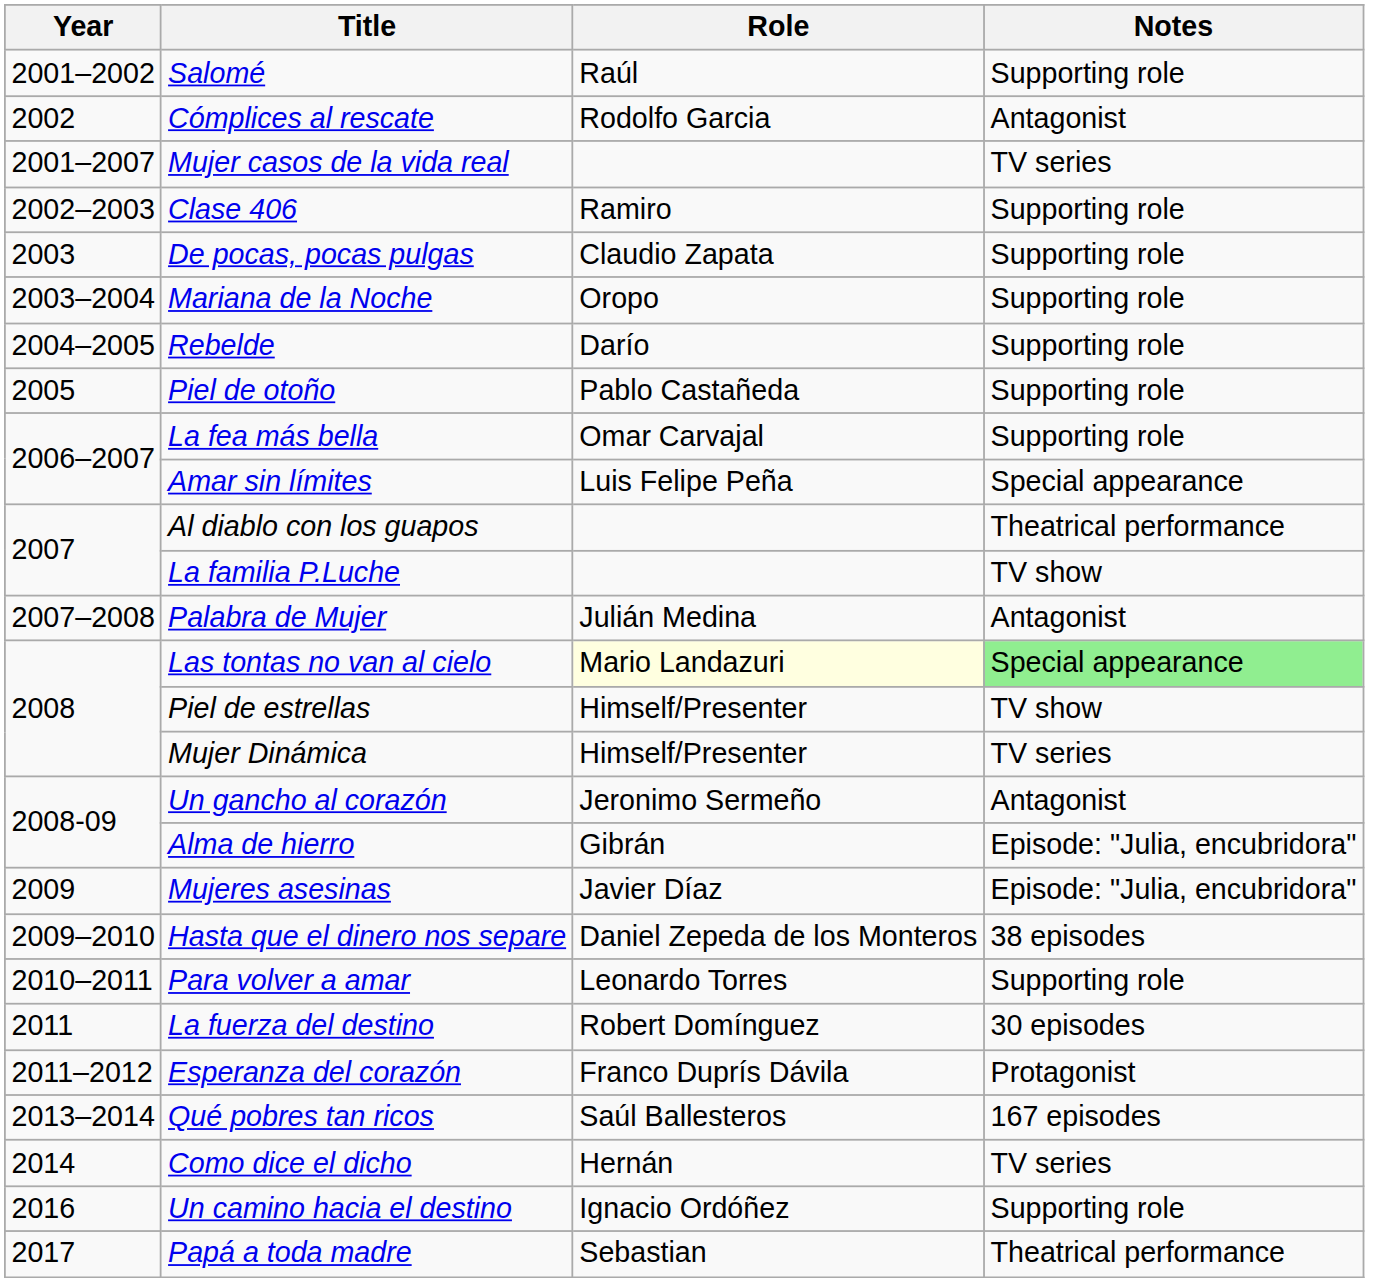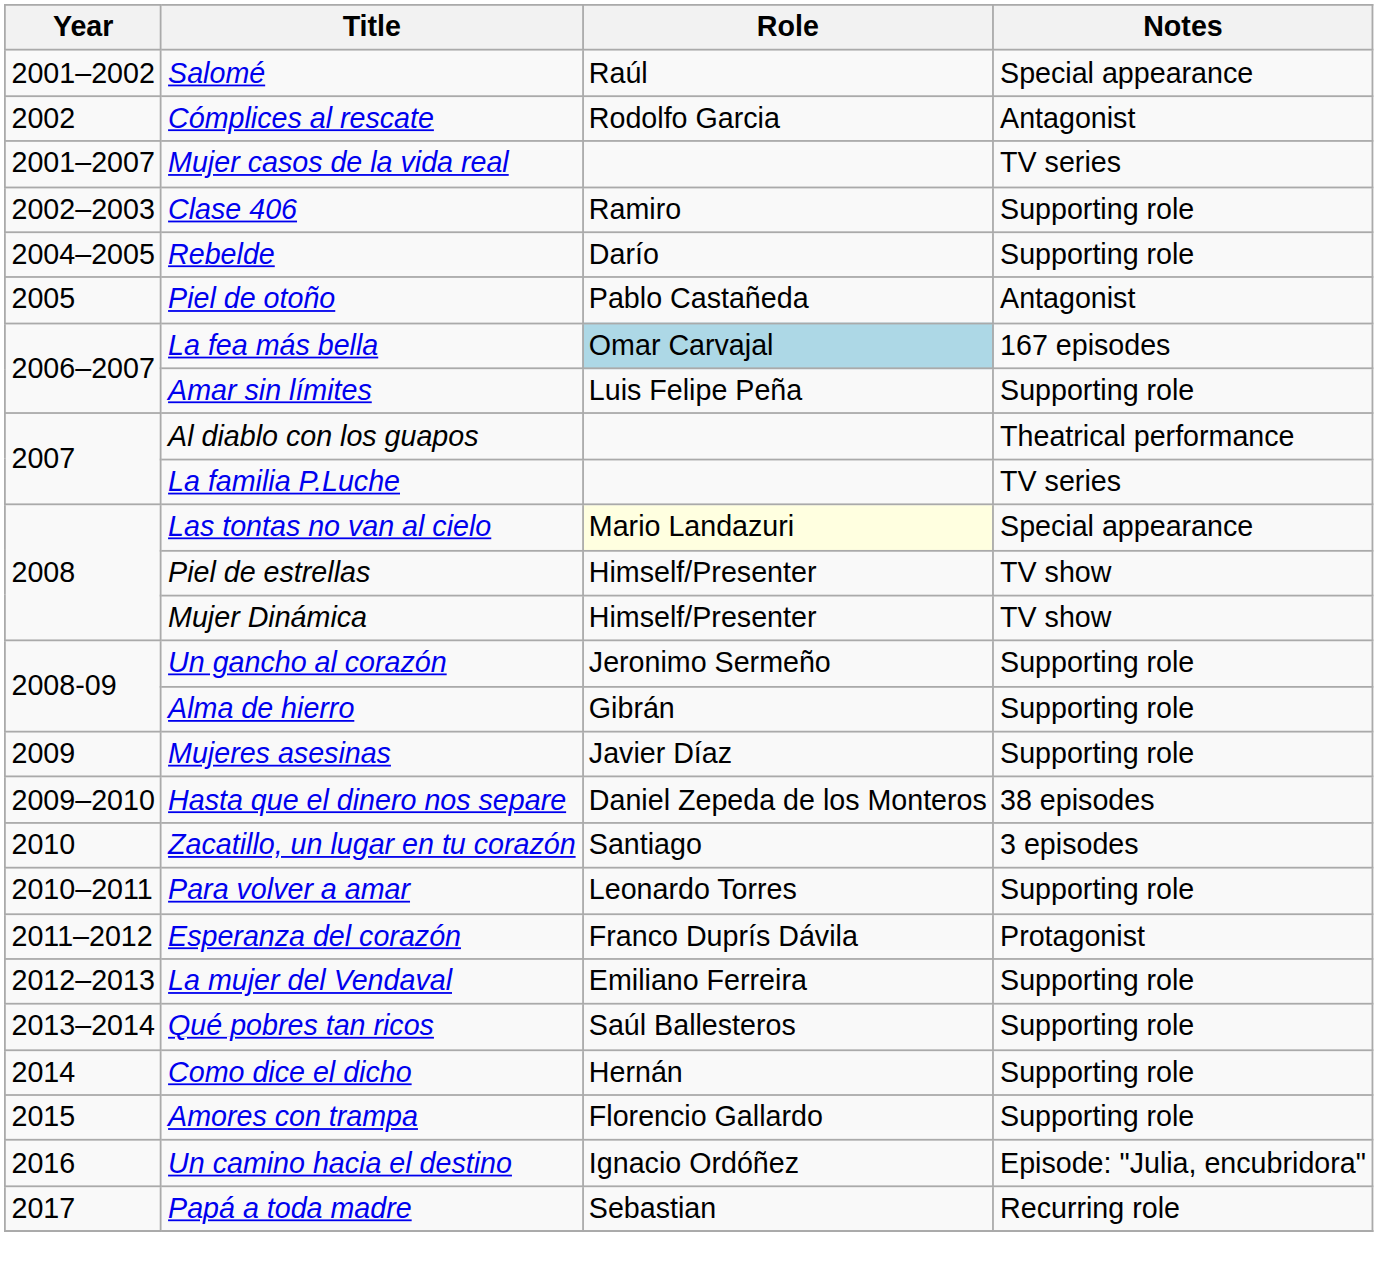(1088, 72) Supporting role -> (1127, 72) Special appearance
- row: (321, 254)
- row: (300, 299)
(1088, 390) Supporting role -> (1068, 299) Antagonist
(672, 436) no background -> (681, 345) lightblue background
(1088, 436) Supporting role -> (1085, 345) 167 episodes
(1117, 481) Special appearance -> (1097, 390) Supporting role
(1046, 572) TV show -> (1061, 481) TV series
- row: (277, 617)
(1117, 663) lightgreen background -> (1127, 526) no background
(1051, 753) TV series -> (1056, 617) TV show
(1058, 799) Antagonist -> (1097, 663) Supporting role
(1173, 844) Episode: "Julia, encubridora" -> (1097, 708) Supporting role
(1173, 890) Episode: "Julia, encubridora" -> (1097, 753) Supporting role
+ row: (372, 844)
- row: (301, 1026)
+ row: (310, 981)
(1076, 1117) 167 episodes -> (1097, 1026) Supporting role
(1051, 1162) TV series -> (1097, 1071) Supporting role
+ row: (293, 1117)
(1088, 1208) Supporting role -> (1183, 1162) Episode: "Julia, encubridora"
(1138, 1253) Theatrical performance -> (1090, 1208) Recurring role
